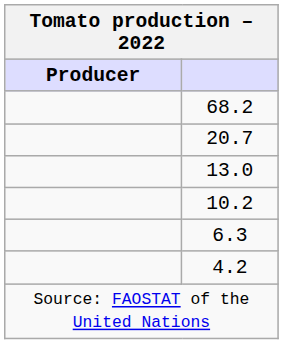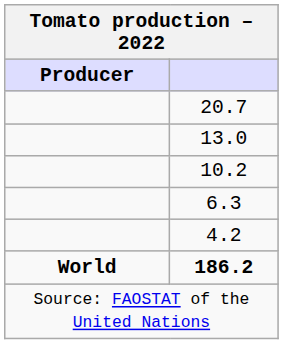- row: (230, 107)
+ row: (224, 267)
